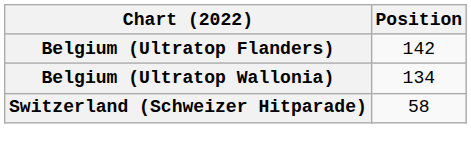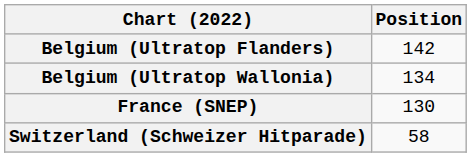+ row: (188, 108)
